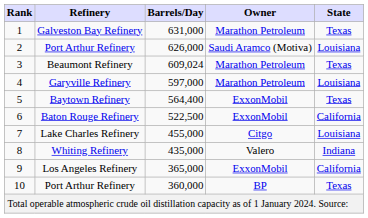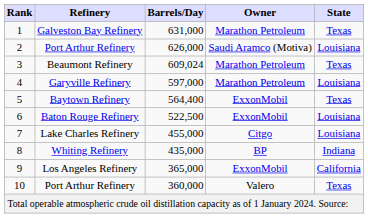(339, 116) California -> (339, 116) Louisiana
(260, 151) Valero -> (260, 151) BP
(260, 185) BP -> (260, 185) Valero
